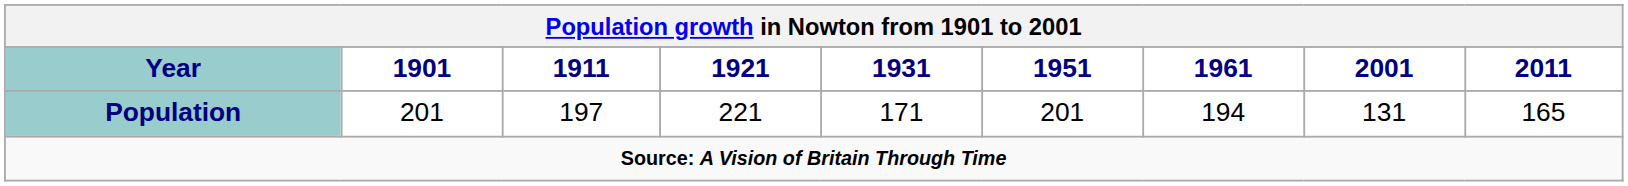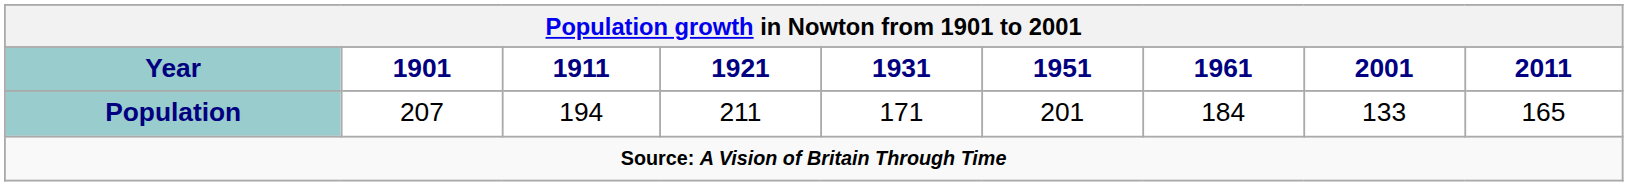(422, 113) 201 -> (422, 113) 207
(581, 113) 197 -> (581, 113) 194
(740, 113) 221 -> (740, 113) 211
(1223, 113) 194 -> (1223, 113) 184
(1384, 113) 131 -> (1384, 113) 133
